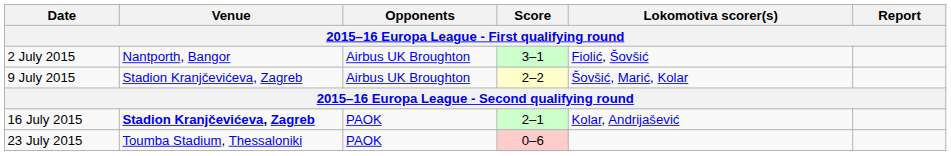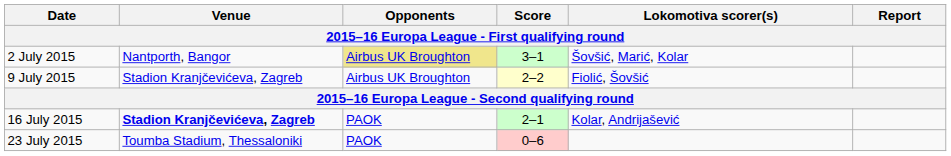(408, 57) no background -> (408, 57) khaki background
(610, 57) Fiolić, Šovšić -> (630, 57) Šovšić, Marić, Kolar
(630, 78) Šovšić, Marić, Kolar -> (610, 78) Fiolić, Šovšić
